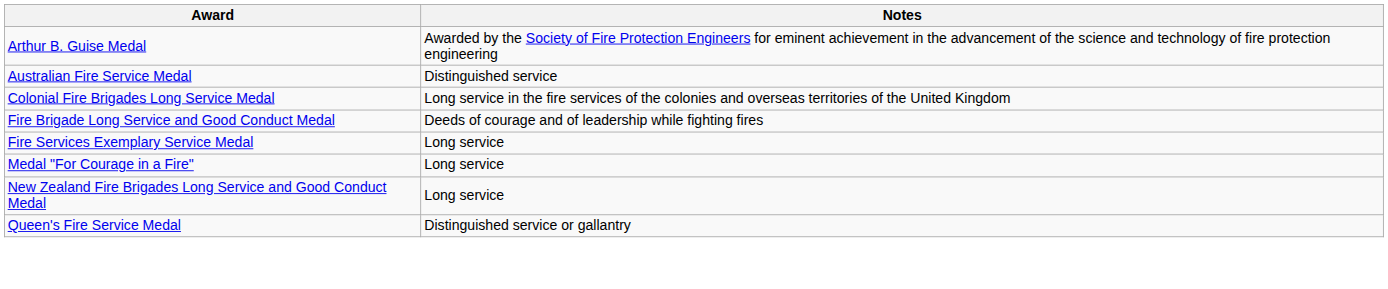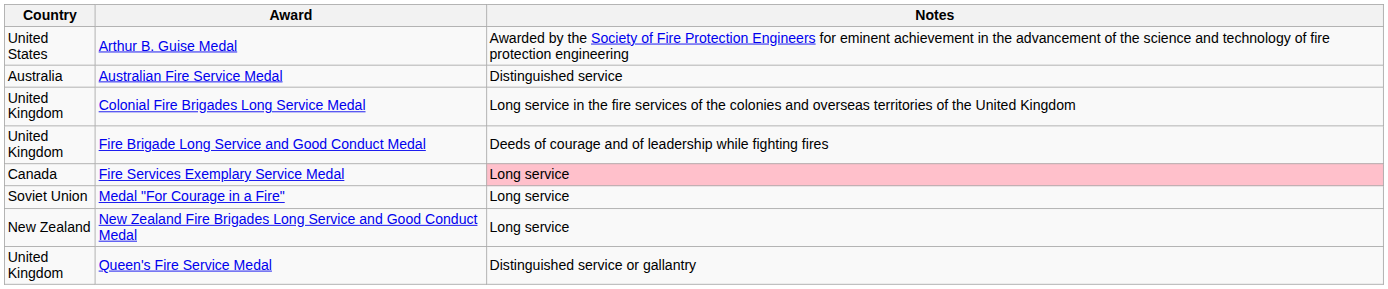+ column: (50, 15)
(464, 143) no background -> (529, 174) pink background
